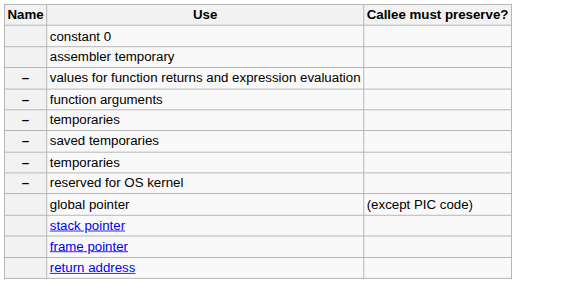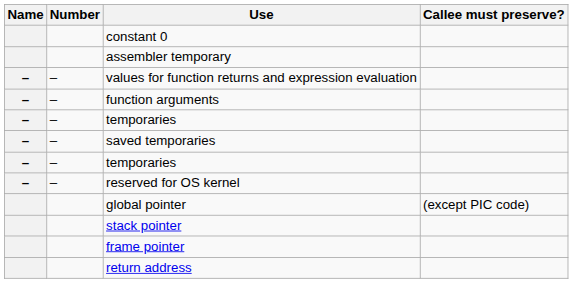+ column: (75, 15)
